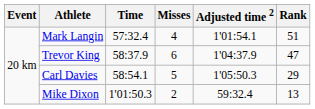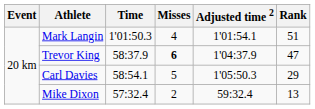(130, 36) 57:32.4 -> (130, 36) 1'01:50.3
(174, 56) normal -> (174, 56) bold
(130, 94) 1'01:50.3 -> (130, 94) 57:32.4
